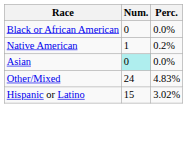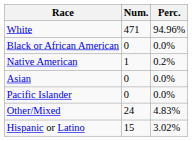+ row: (19, 29)
(126, 62) paleturquoise background -> (126, 78) no background
+ row: (39, 95)
